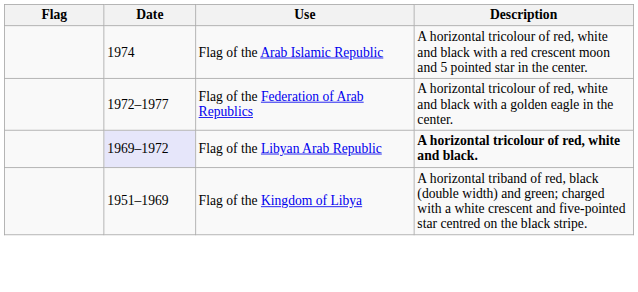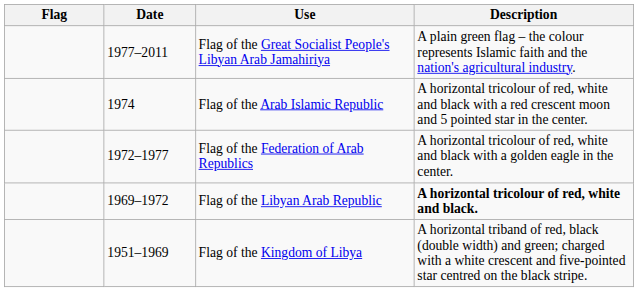+ row: (294, 52)
(138, 148) lavender background -> (138, 201) no background
